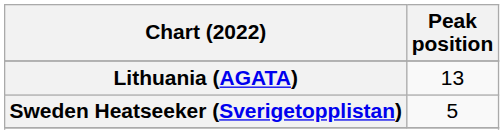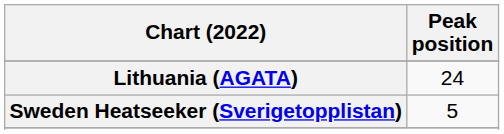(452, 77) 13 -> (452, 77) 24
